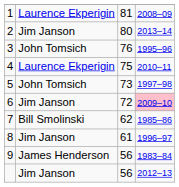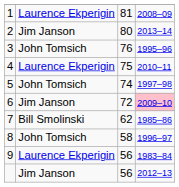(126, 84) 73 -> (126, 84) 74
(47, 137) Jim Janson -> (52, 137) John Tomsich
(126, 137) 61 -> (126, 137) 58
(64, 155) James Henderson -> (67, 155) Laurence Ekperigin
